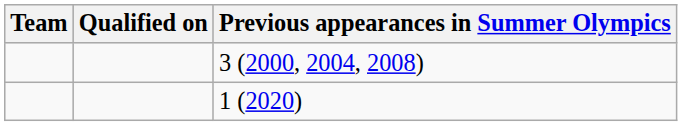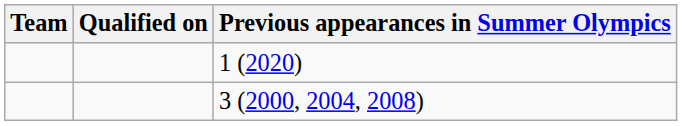rows swapped: (321, 62) <-> (261, 100)
